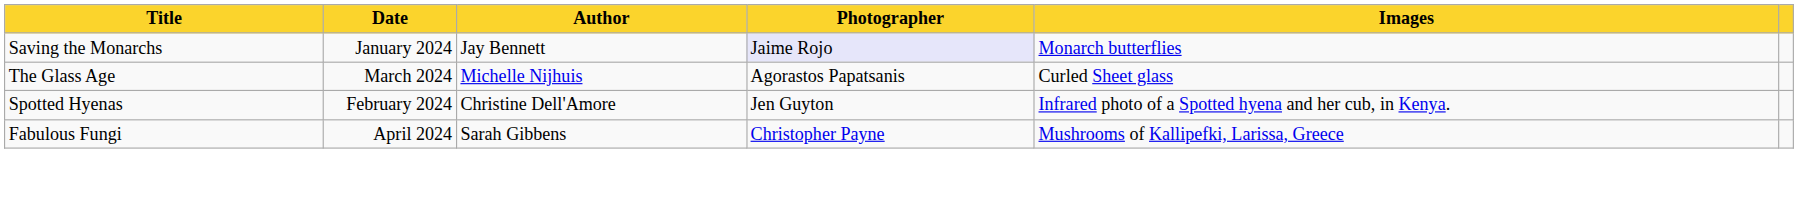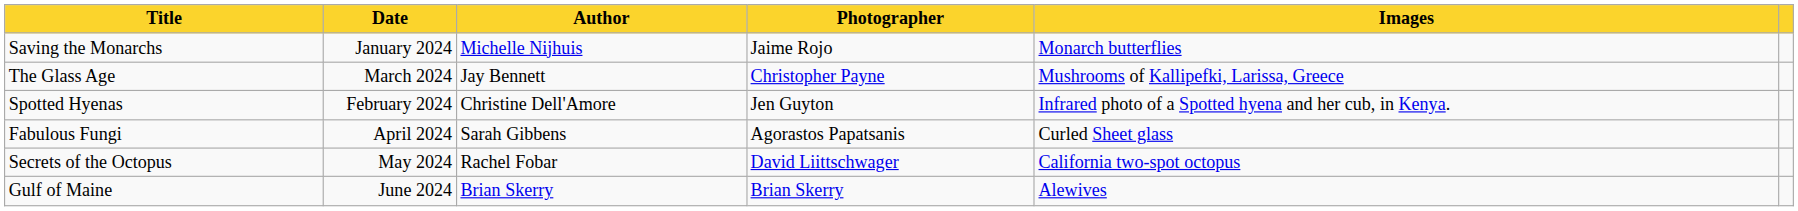(503, 47) Jay Bennett -> (521, 47) Michelle Nijhuis
(792, 47) lavender background -> (792, 47) no background
(521, 76) Michelle Nijhuis -> (503, 76) Jay Bennett
(828, 76) Agorastos Papatsanis -> (818, 76) Christopher Payne
(1106, 76) Curled Sheet glass -> (1191, 76) Mushrooms of Kallipefki, Larissa, Greece
(818, 133) Christopher Payne -> (828, 133) Agorastos Papatsanis
(1191, 133) Mushrooms of Kallipefki, Larissa, Greece -> (1106, 133) Curled Sheet glass
+ row: (90, 162)
+ row: (60, 190)
